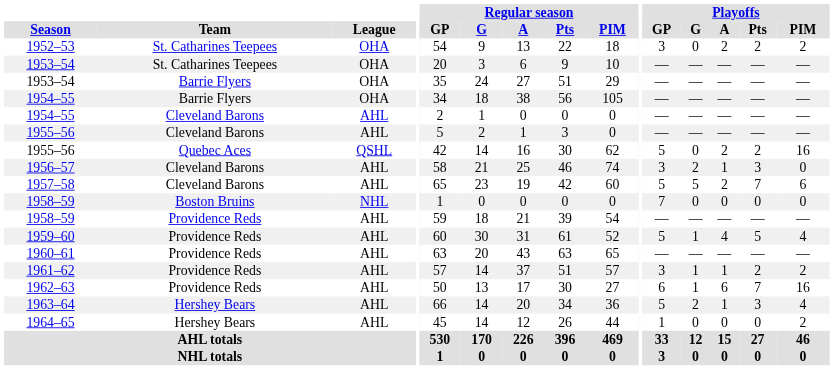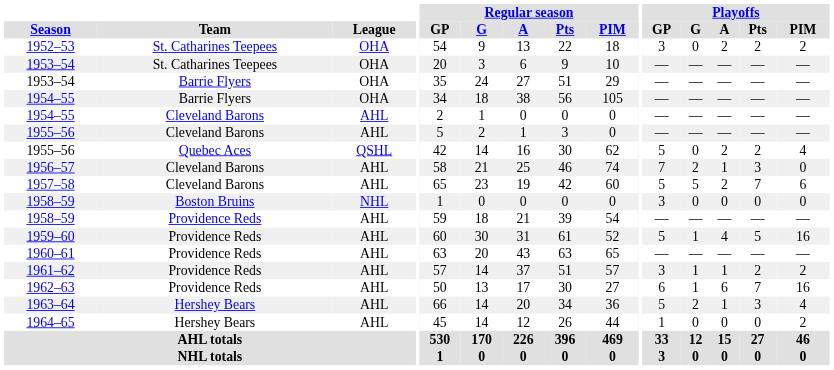(803, 150) 16 -> (803, 150) 4
(662, 167) 3 -> (662, 167) 7
(662, 201) 7 -> (662, 201) 3
(803, 236) 4 -> (803, 236) 16
